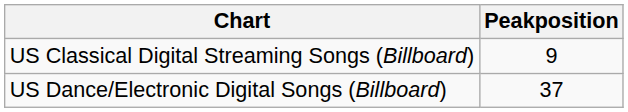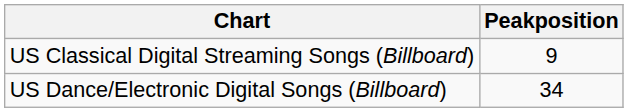(551, 90) 37 -> (551, 90) 34
